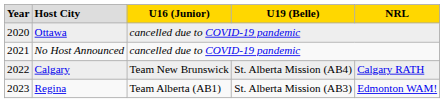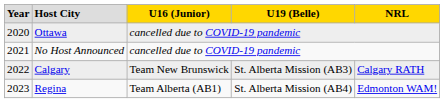(293, 70) St. Alberta Mission (AB4) -> (293, 70) St. Alberta Mission (AB3)
(293, 88) St. Alberta Mission (AB3) -> (293, 88) St. Alberta Mission (AB4)
